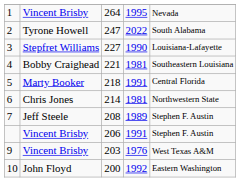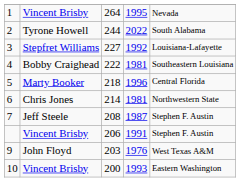(112, 30) 247 -> (112, 30) 244
(136, 47) 1990 -> (136, 47) 1992
(112, 64) 221 -> (112, 64) 222
(136, 82) 1991 -> (136, 82) 1996
(136, 116) 1989 -> (136, 116) 1987
(56, 151) Vincent Brisby -> (47, 151) John Floyd
(47, 168) John Floyd -> (56, 168) Vincent Brisby
(136, 168) 1992 -> (136, 168) 1993
